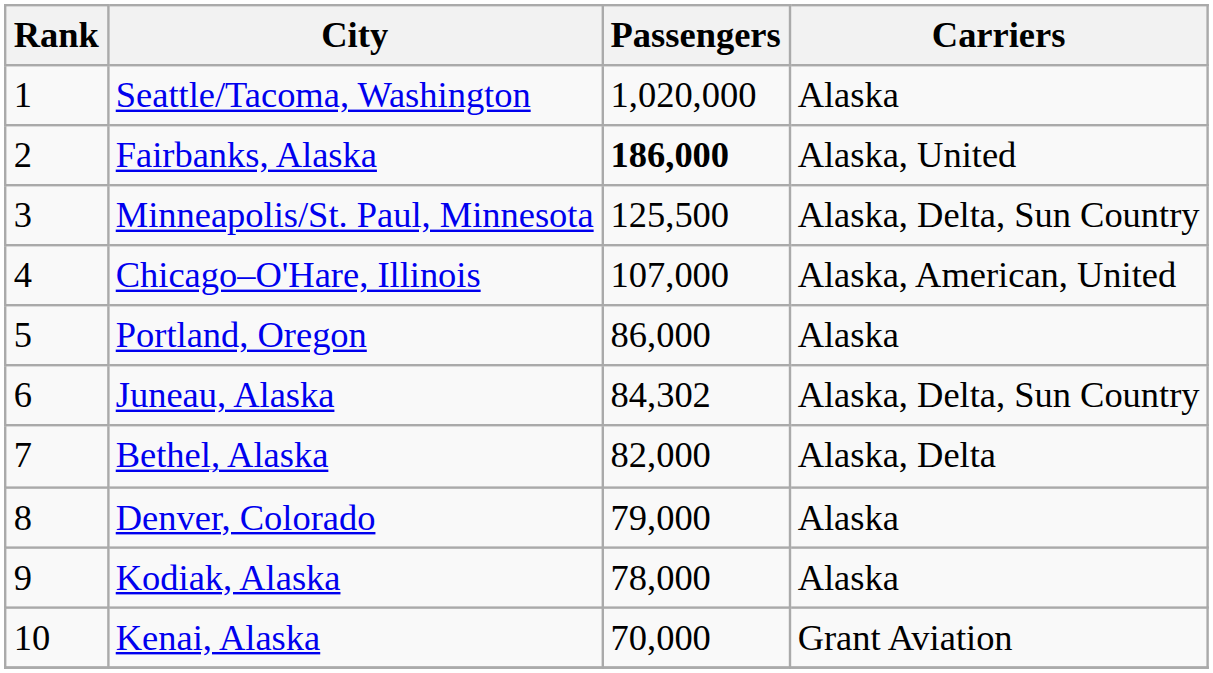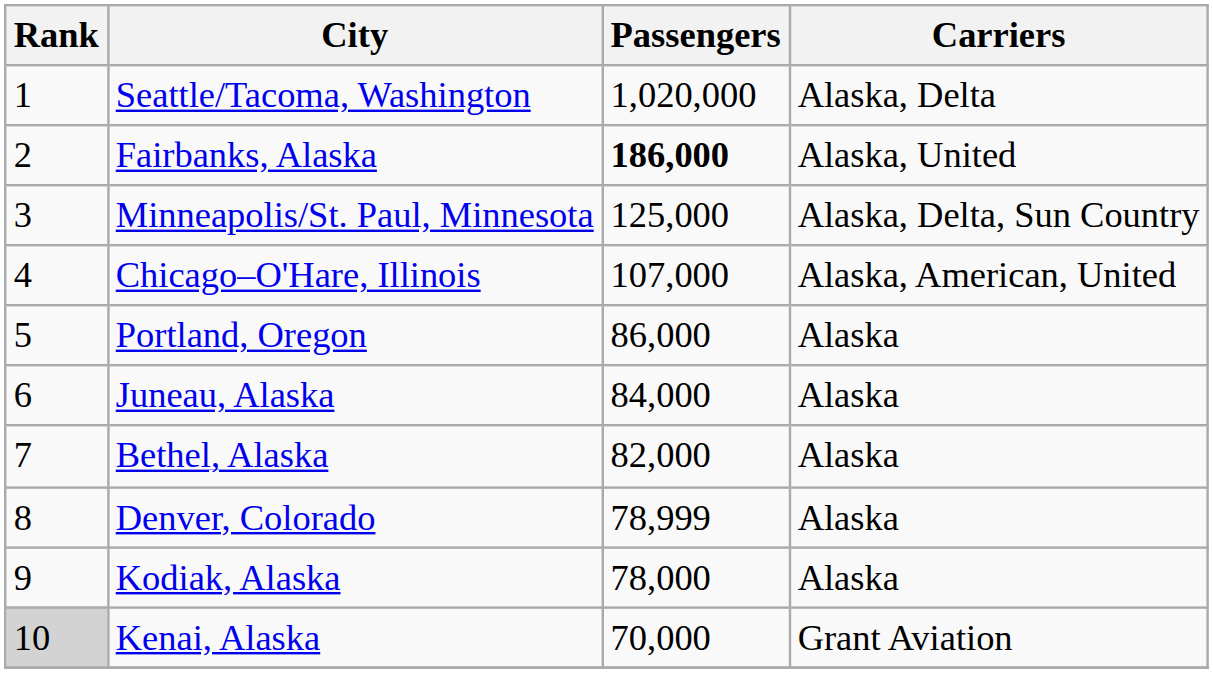(848, 94) Alaska -> (897, 94) Alaska, Delta
(670, 215) 125,500 -> (670, 215) 125,000
(661, 395) 84,302 -> (661, 395) 84,000
(999, 395) Alaska, Delta, Sun Country -> (848, 395) Alaska
(897, 455) Alaska, Delta -> (848, 455) Alaska
(661, 515) 79,000 -> (661, 515) 78,999
(32, 636) no background -> (32, 636) lightgrey background
